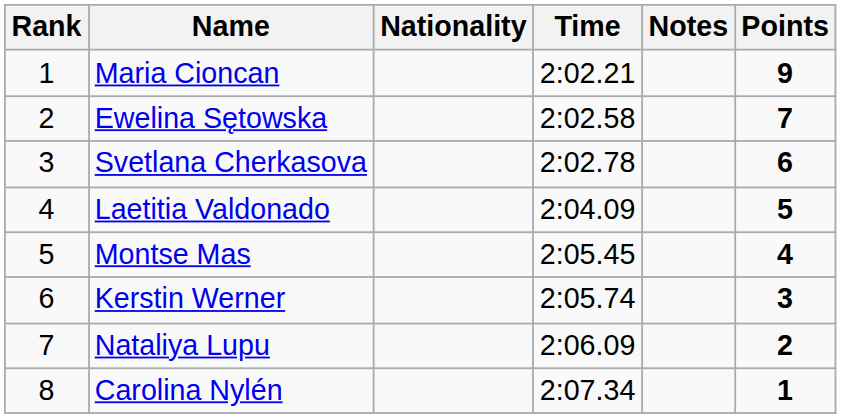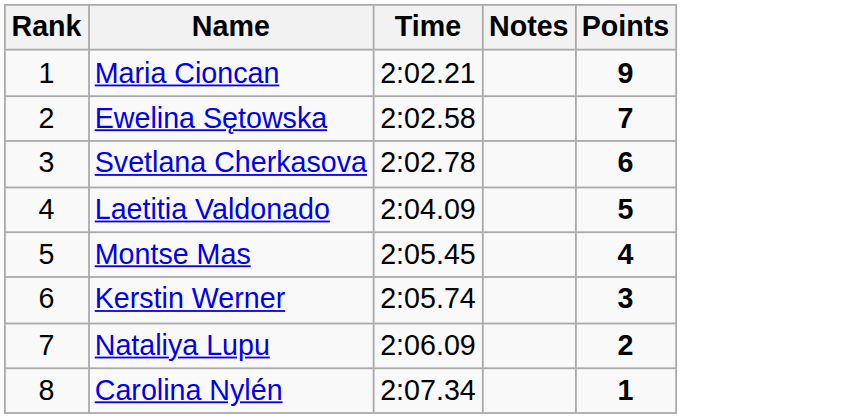- column: (453, 27)
